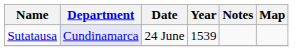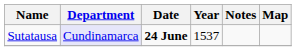(165, 35) normal -> (166, 35) bold
(203, 35) 1539 -> (206, 35) 1537
